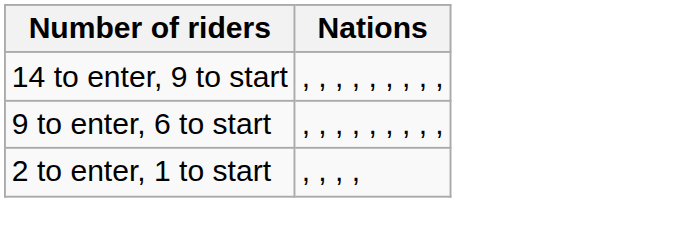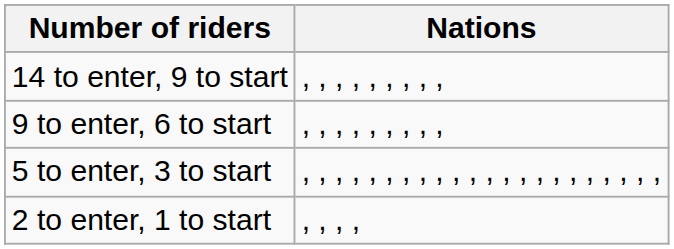+ row: (141, 171)
